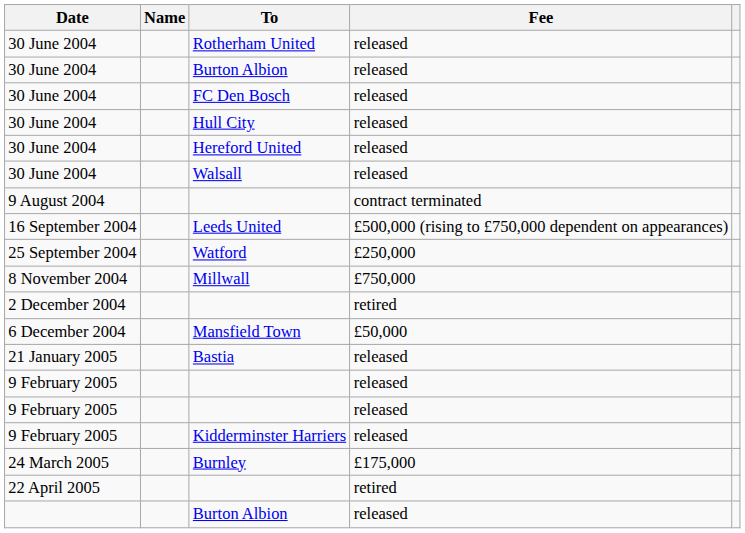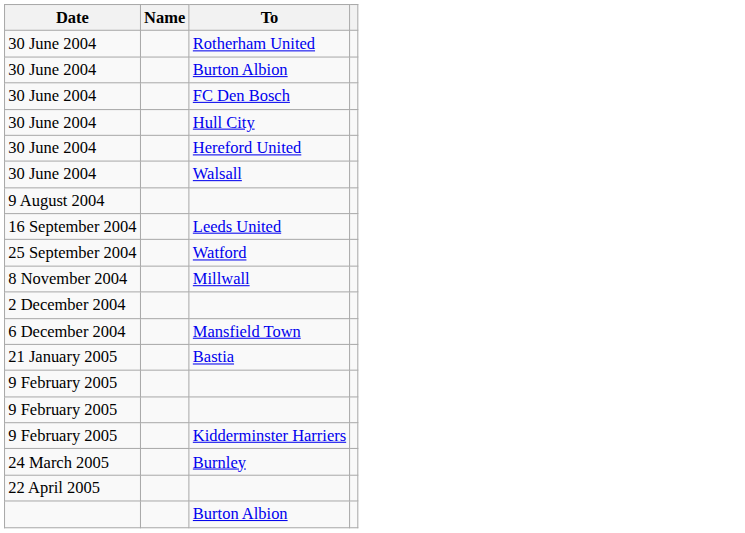- column: (541, 17)
